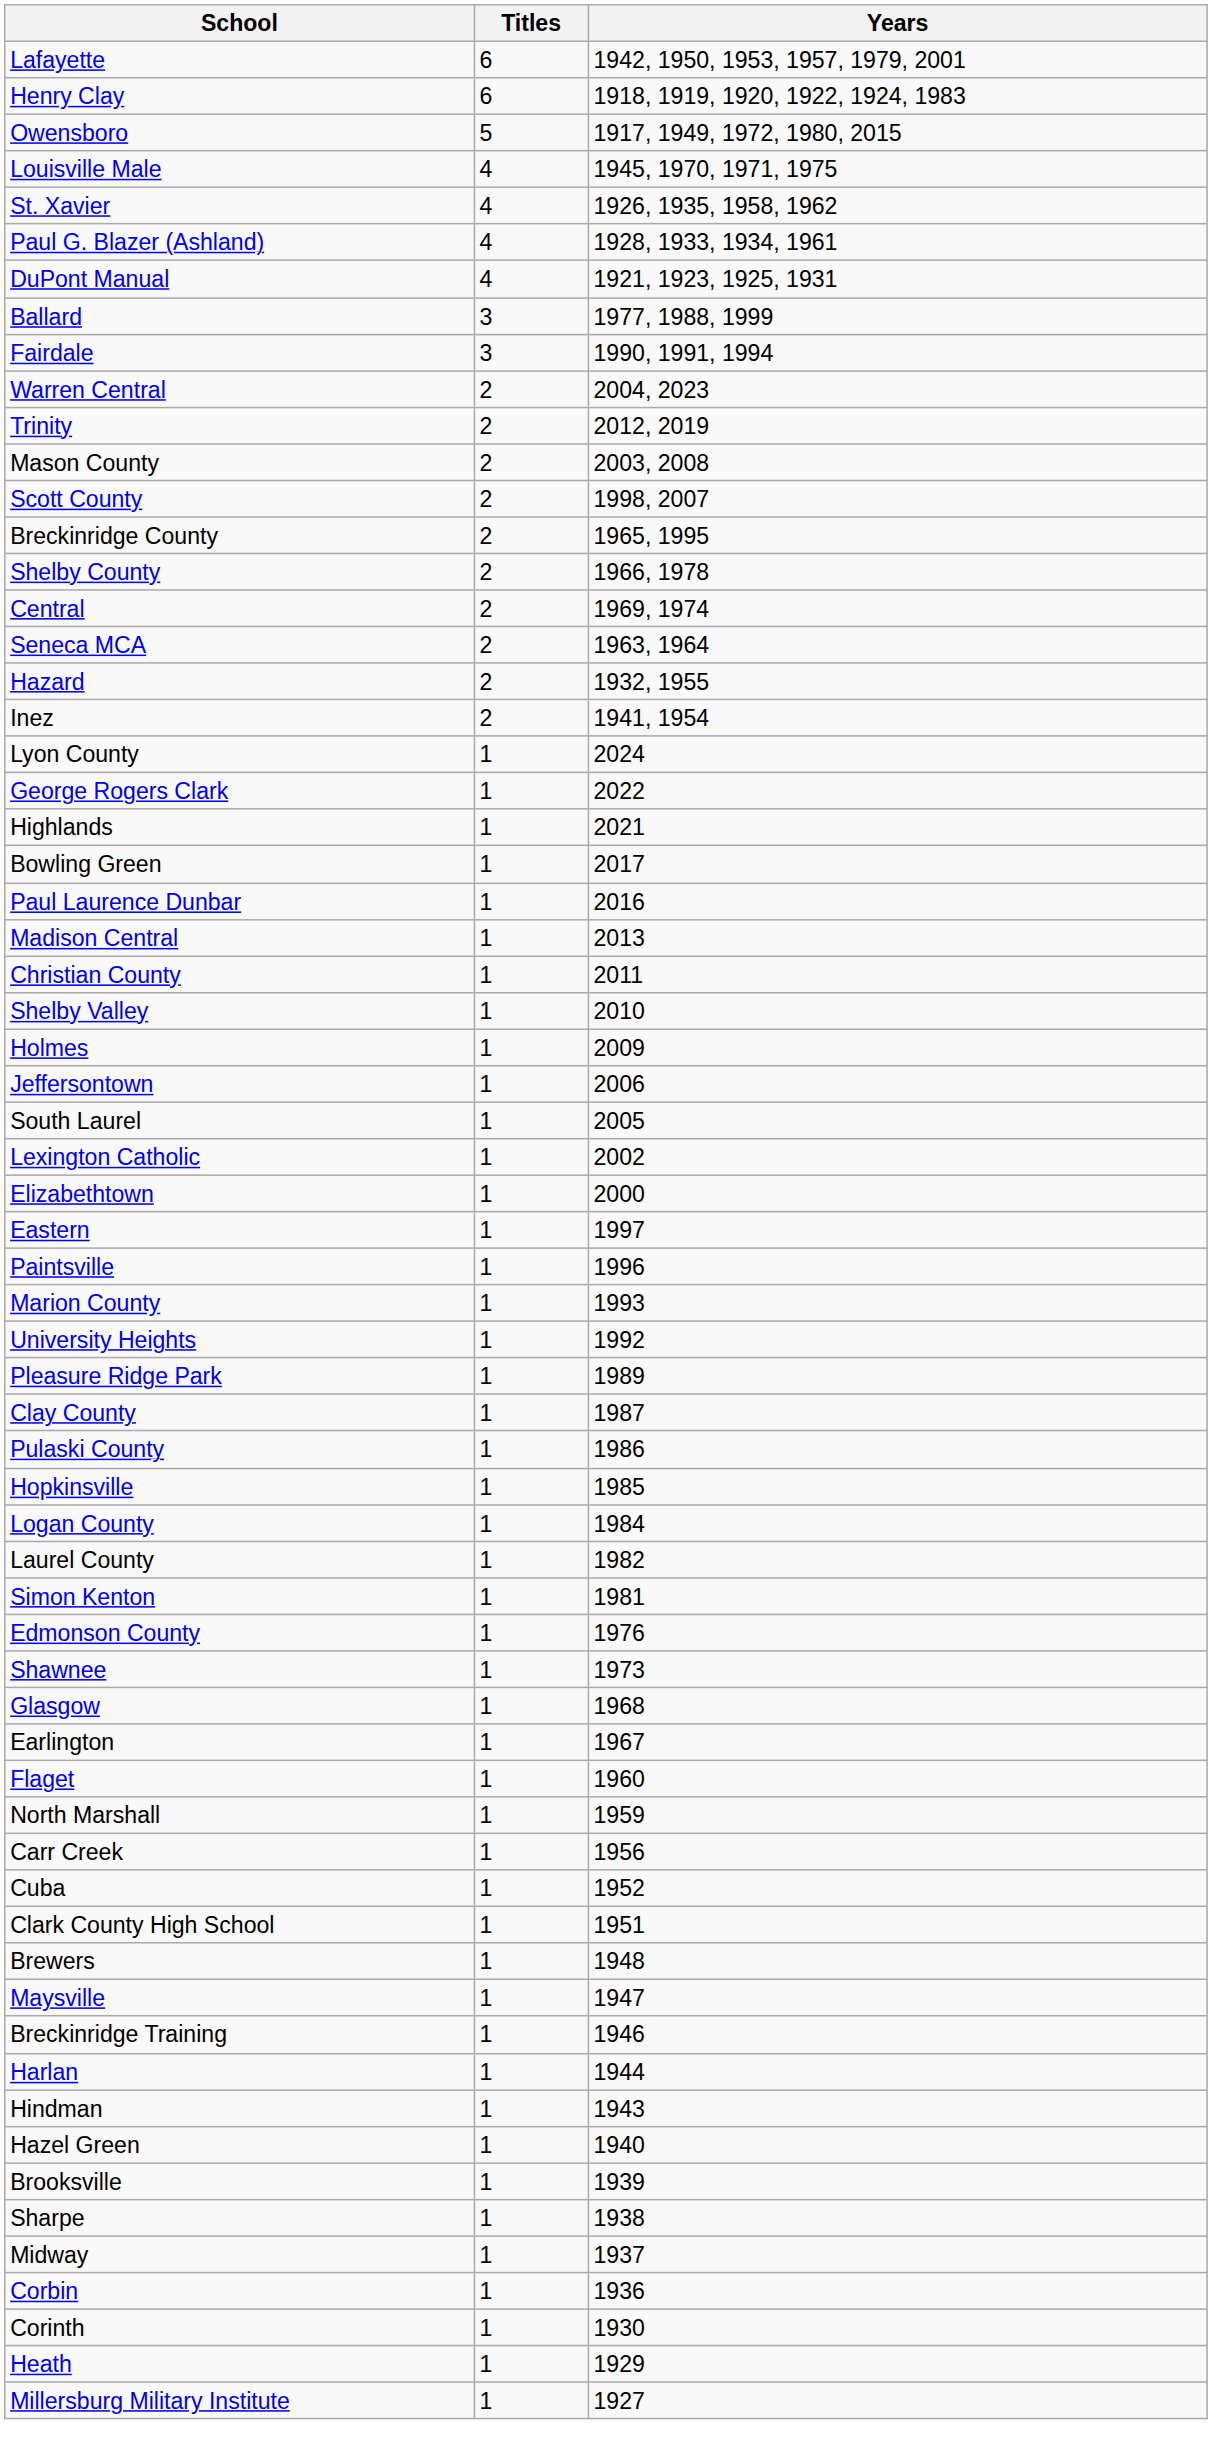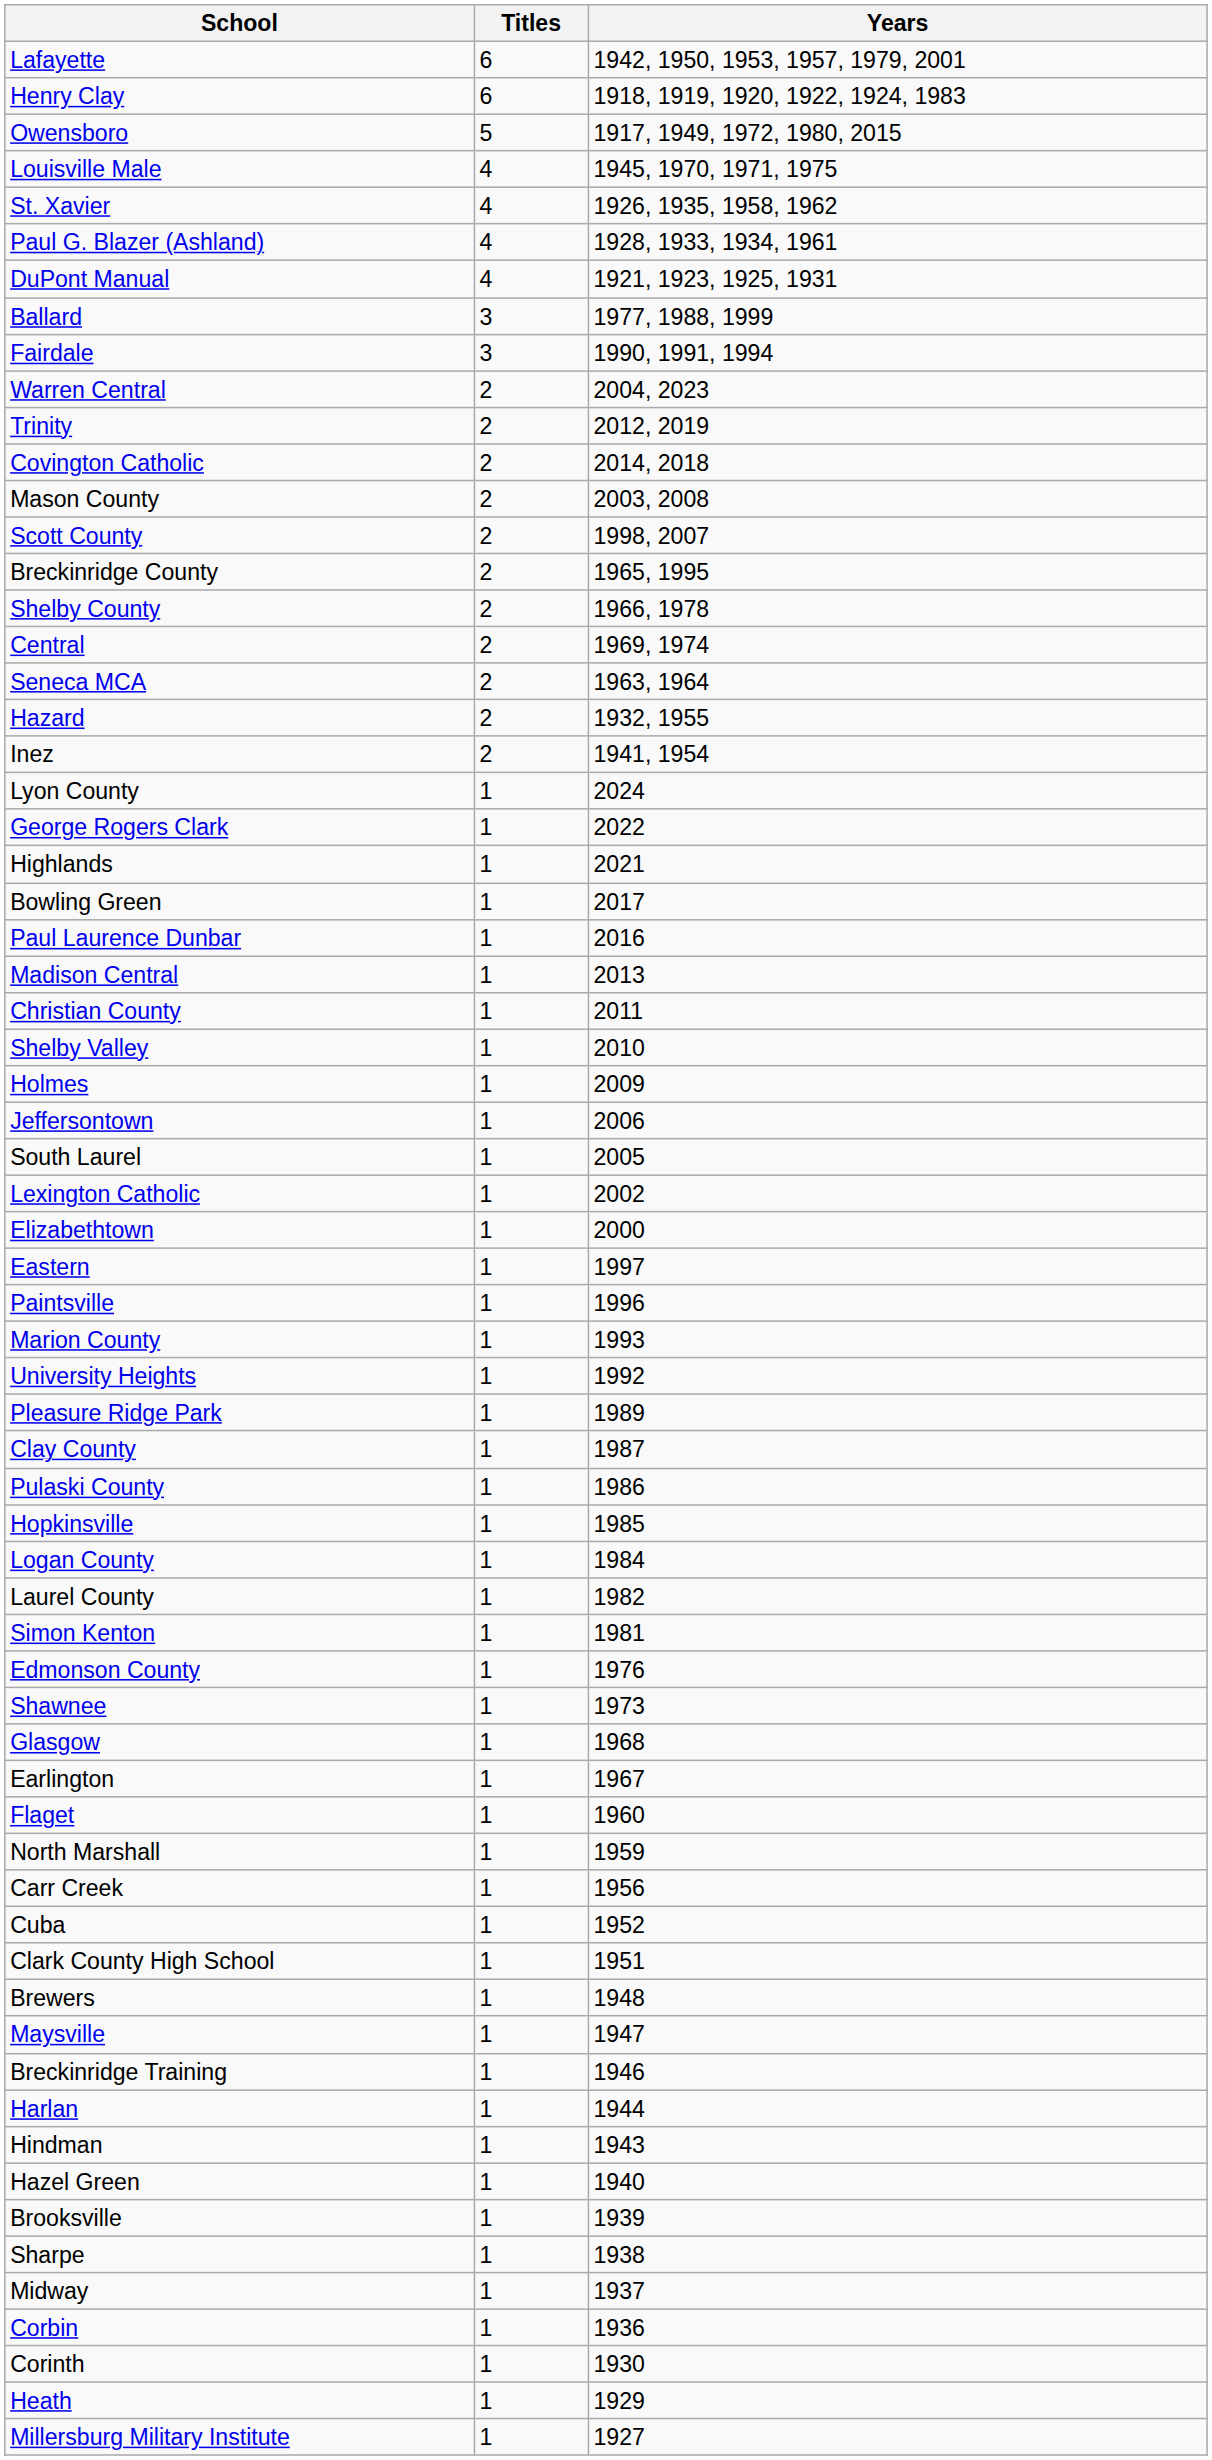+ row: (107, 462)
